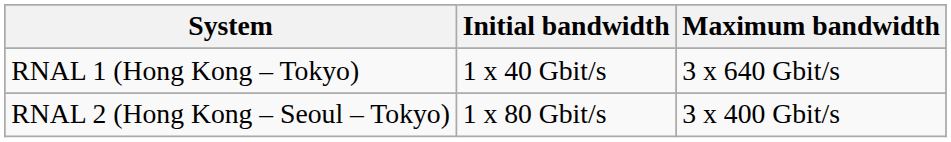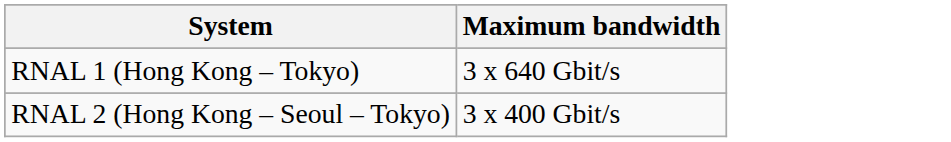- column: (566, 26)
